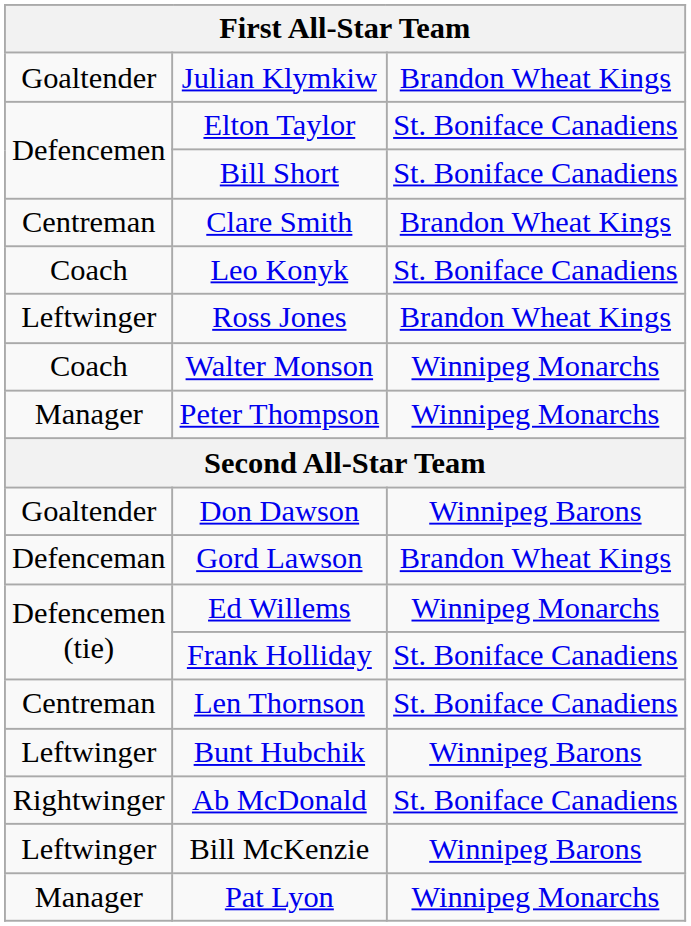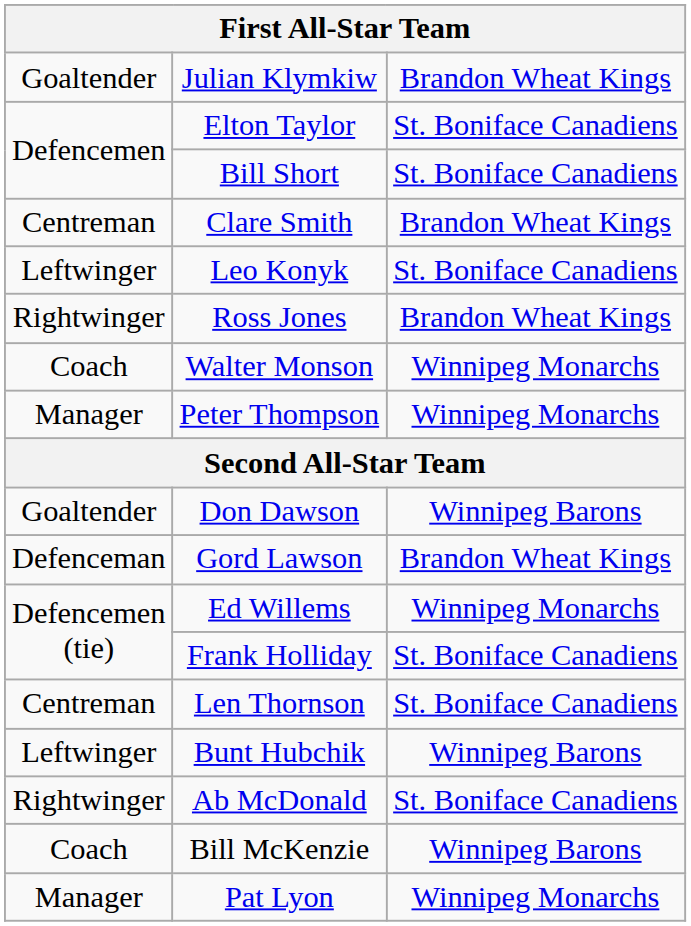(89, 269) Coach -> (89, 269) Leftwinger
(89, 317) Leftwinger -> (89, 317) Rightwinger
(89, 848) Leftwinger -> (89, 848) Coach
